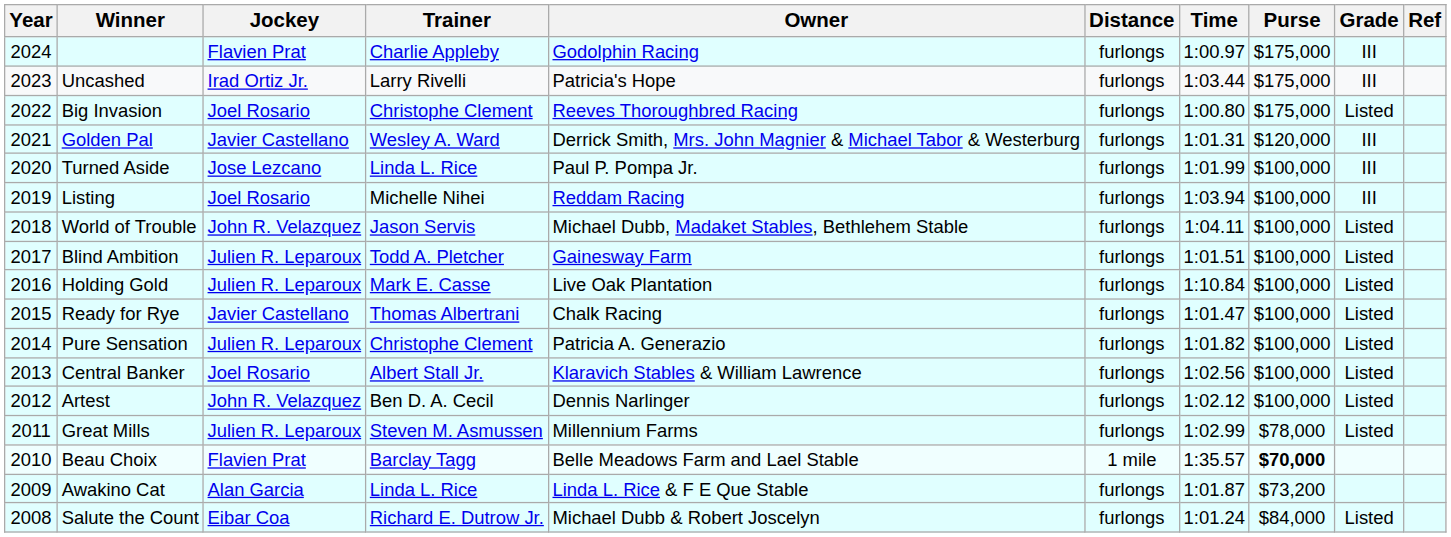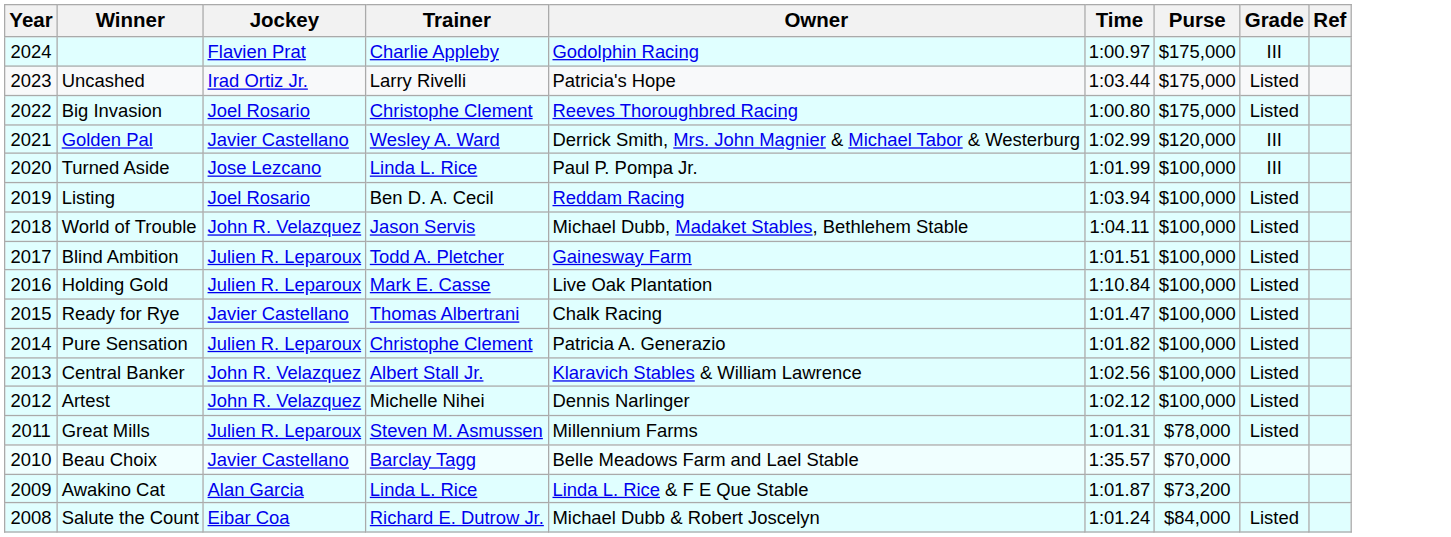- column: (1132, 20)
(1369, 81) III -> (1274, 81) Listed
(1214, 139) 1:01.31 -> (1119, 139) 1:02.99
(427, 197) Michelle Nihei -> (432, 197) Ben D. A. Cecil
(1369, 197) III -> (1274, 197) Listed
(259, 372) Joel Rosario -> (284, 372) John R. Velazquez
(432, 401) Ben D. A. Cecil -> (427, 401) Michelle Nihei
(1214, 430) 1:02.99 -> (1119, 430) 1:01.31
(257, 459) Flavien Prat -> (278, 459) Javier Castellano
(1292, 459) bold -> (1197, 459) normal
